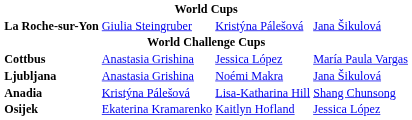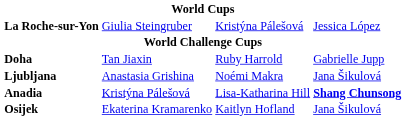(347, 25) Jana Šikulová -> (347, 25) Jessica López
- row: (25, 59)
+ row: (18, 59)
(355, 92) normal -> (357, 92) bold
(347, 109) Jessica López -> (347, 109) Jana Šikulová
